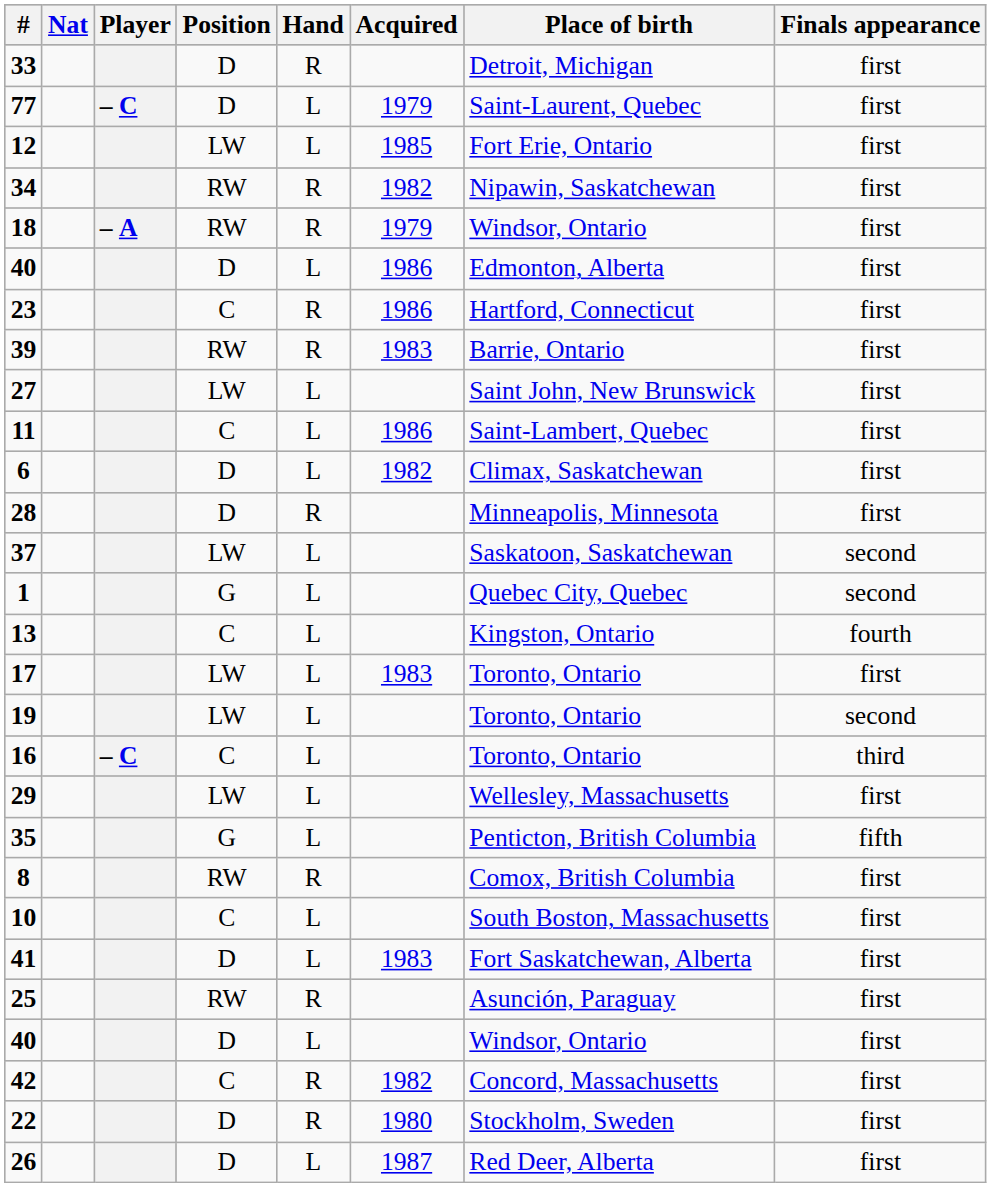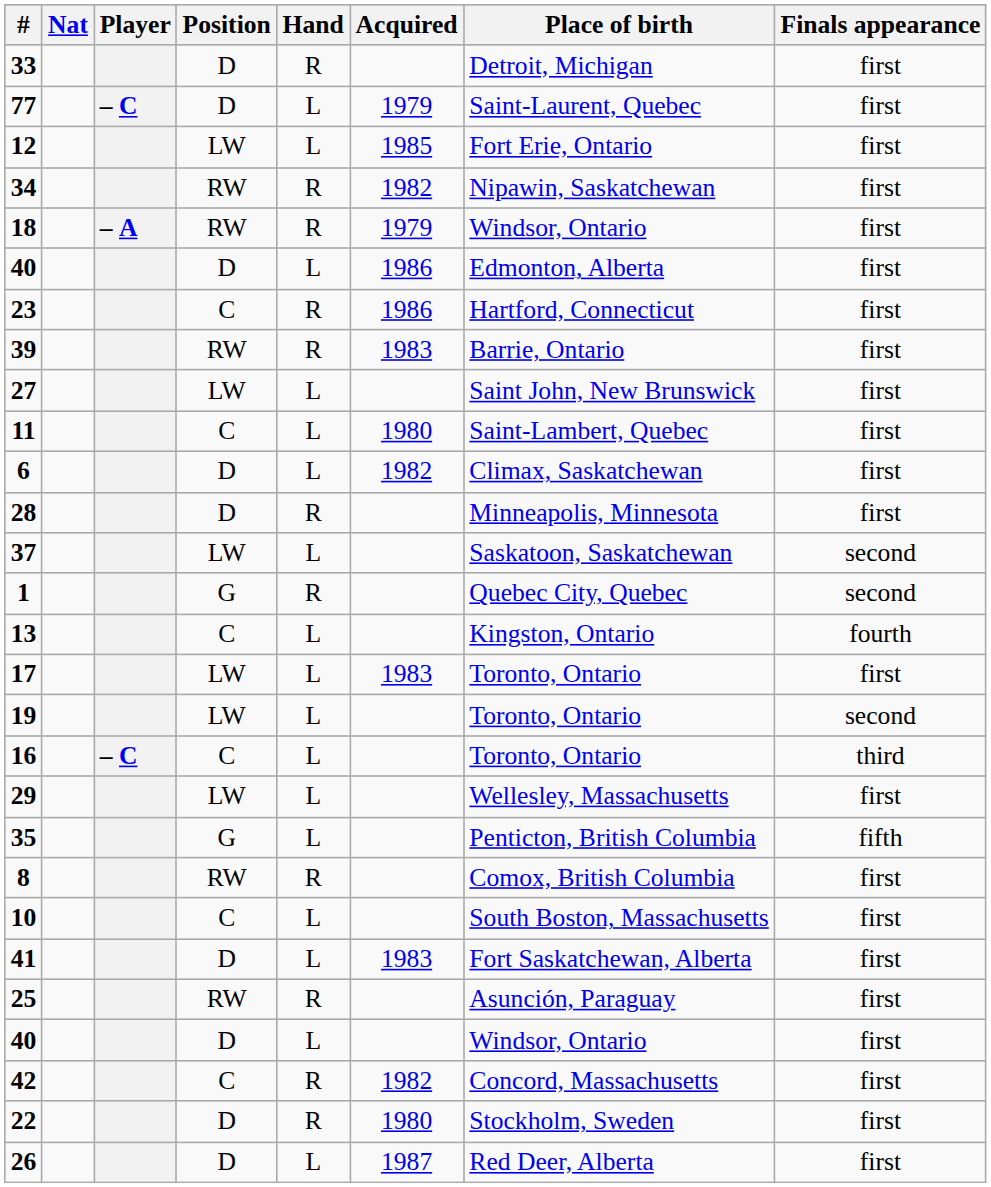(407, 430) 1986 -> (407, 430) 1980
(313, 593) L -> (313, 593) R
